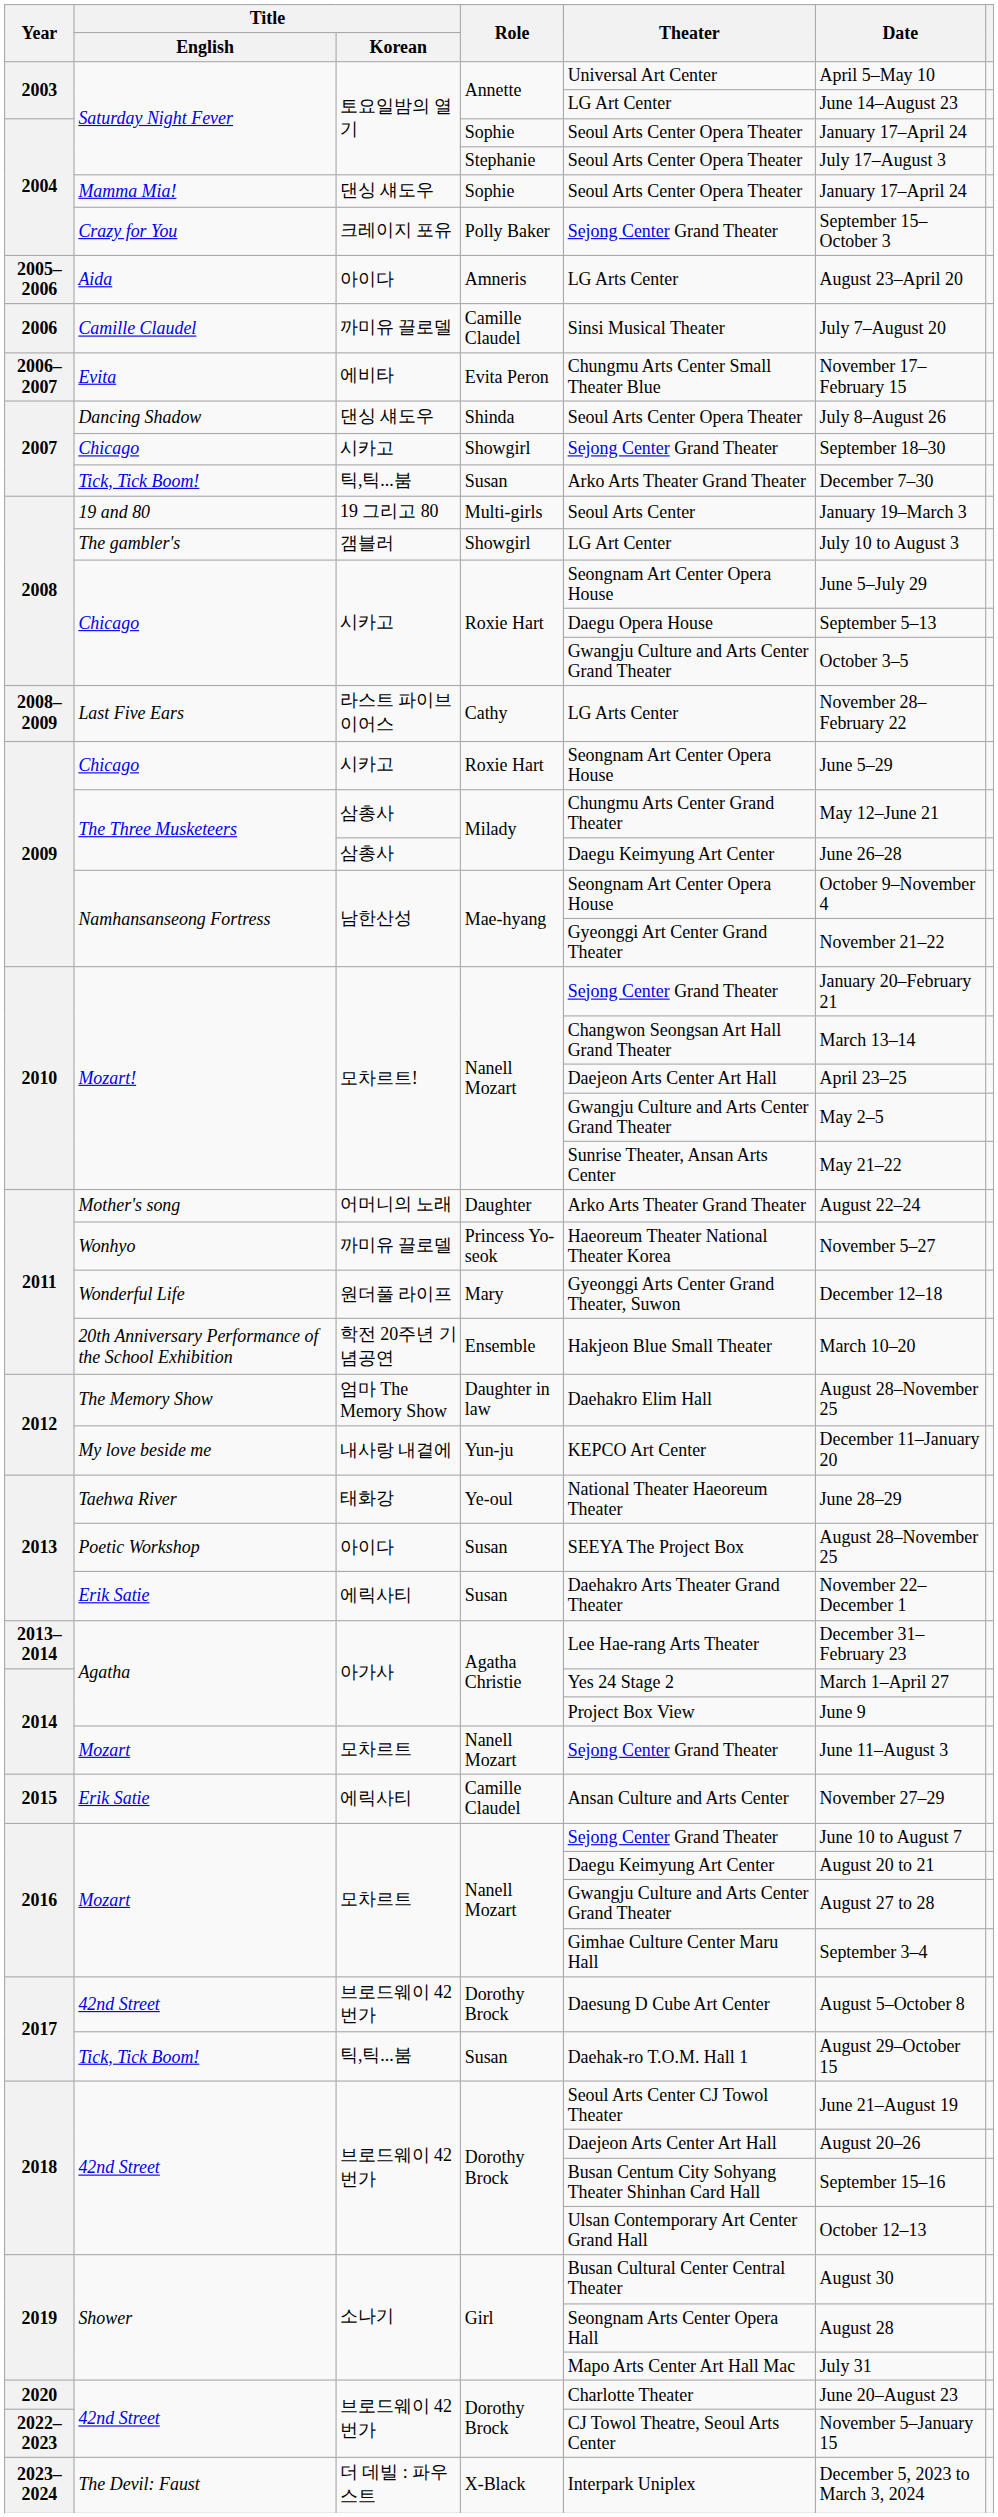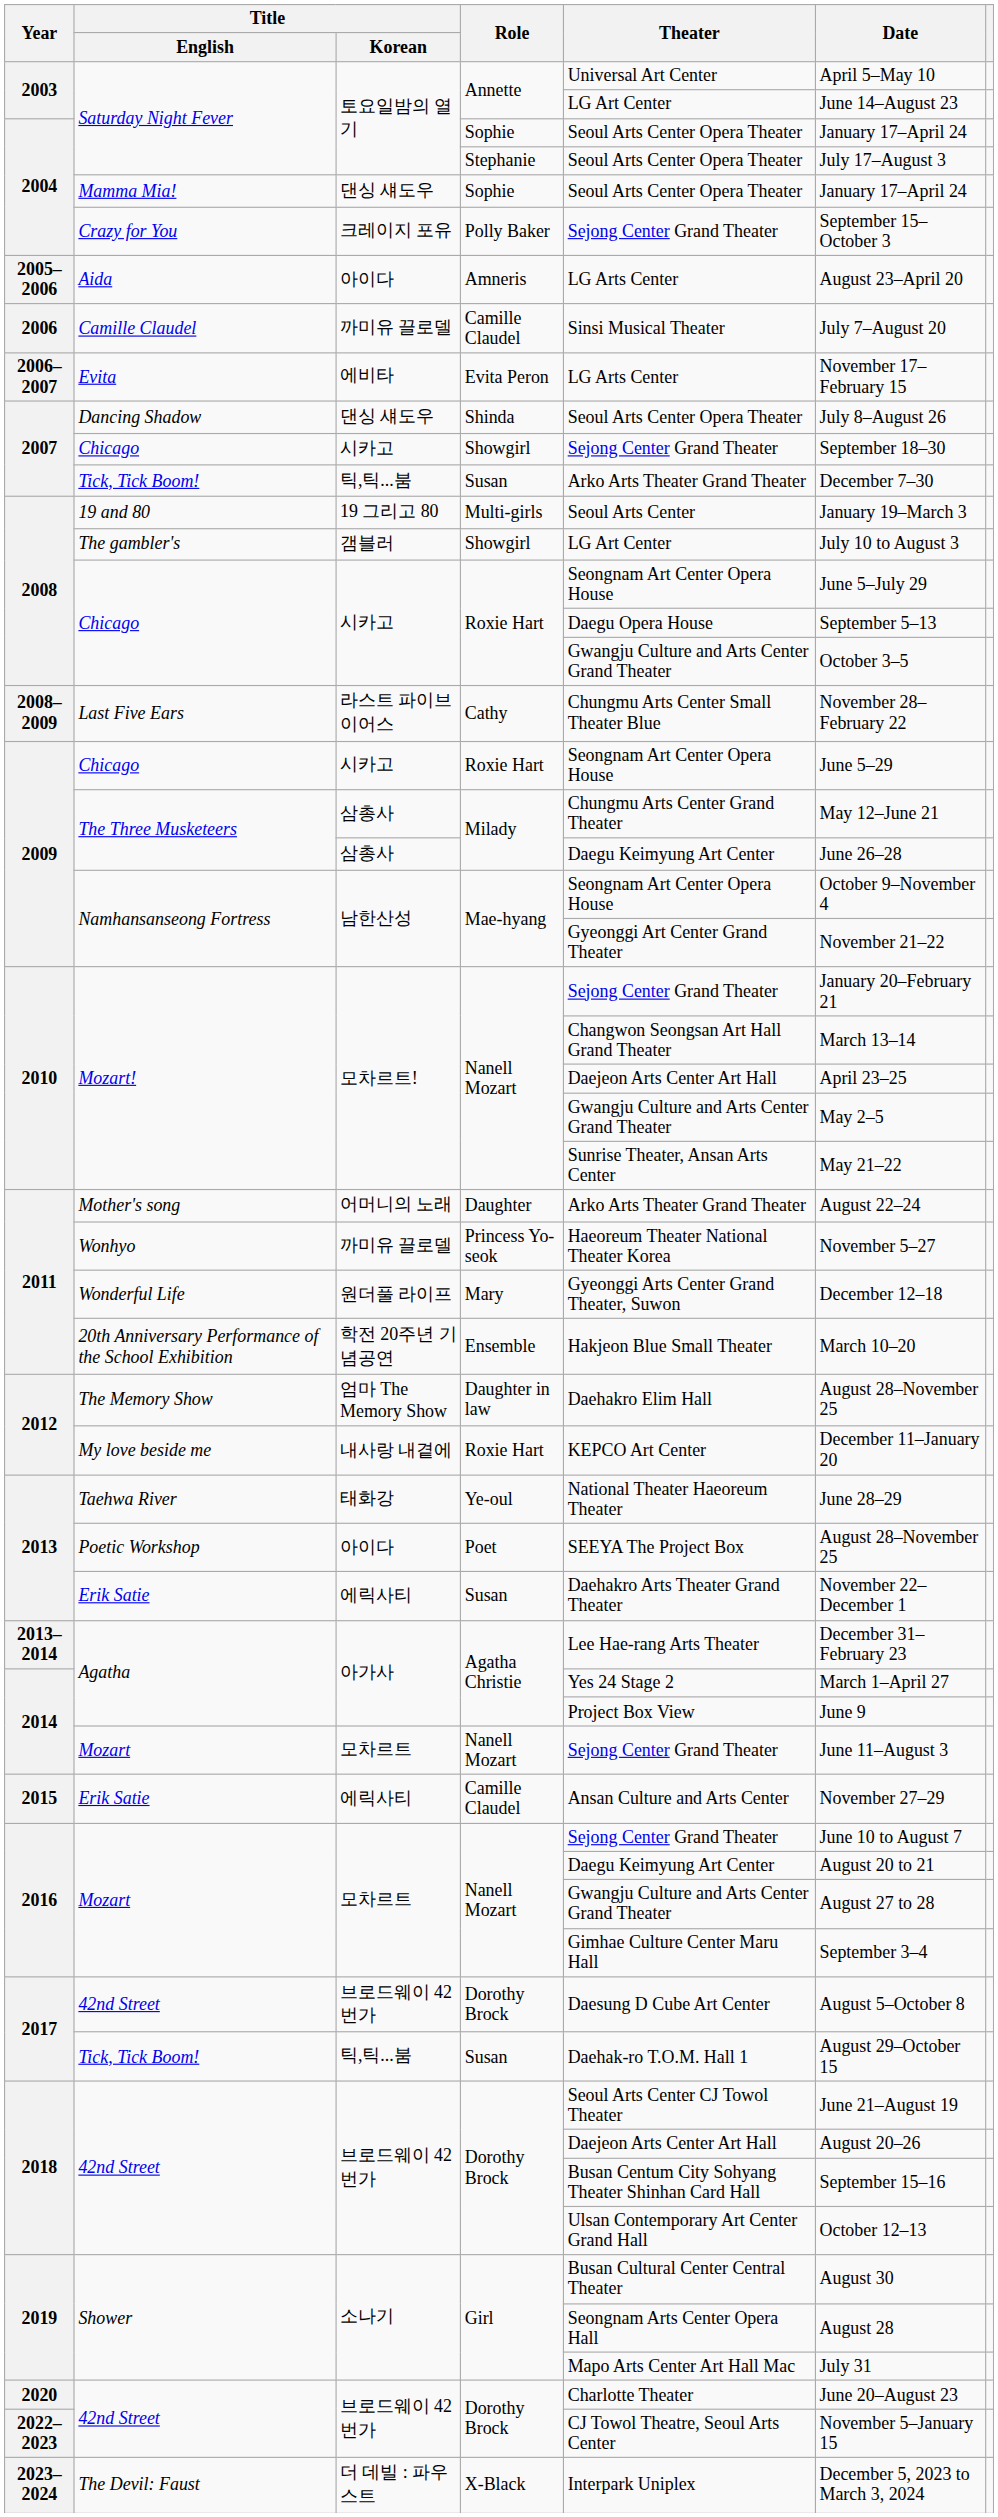(669, 376) Chungmu Arts Center Small Theater Blue -> (623, 376) LG Arts Center
(623, 713) LG Arts Center -> (669, 713) Chungmu Arts Center Small Theater Blue
(489, 1450) Yun-ju -> (504, 1450) Roxie Hart
(486, 1547) Susan -> (481, 1547) Poet
